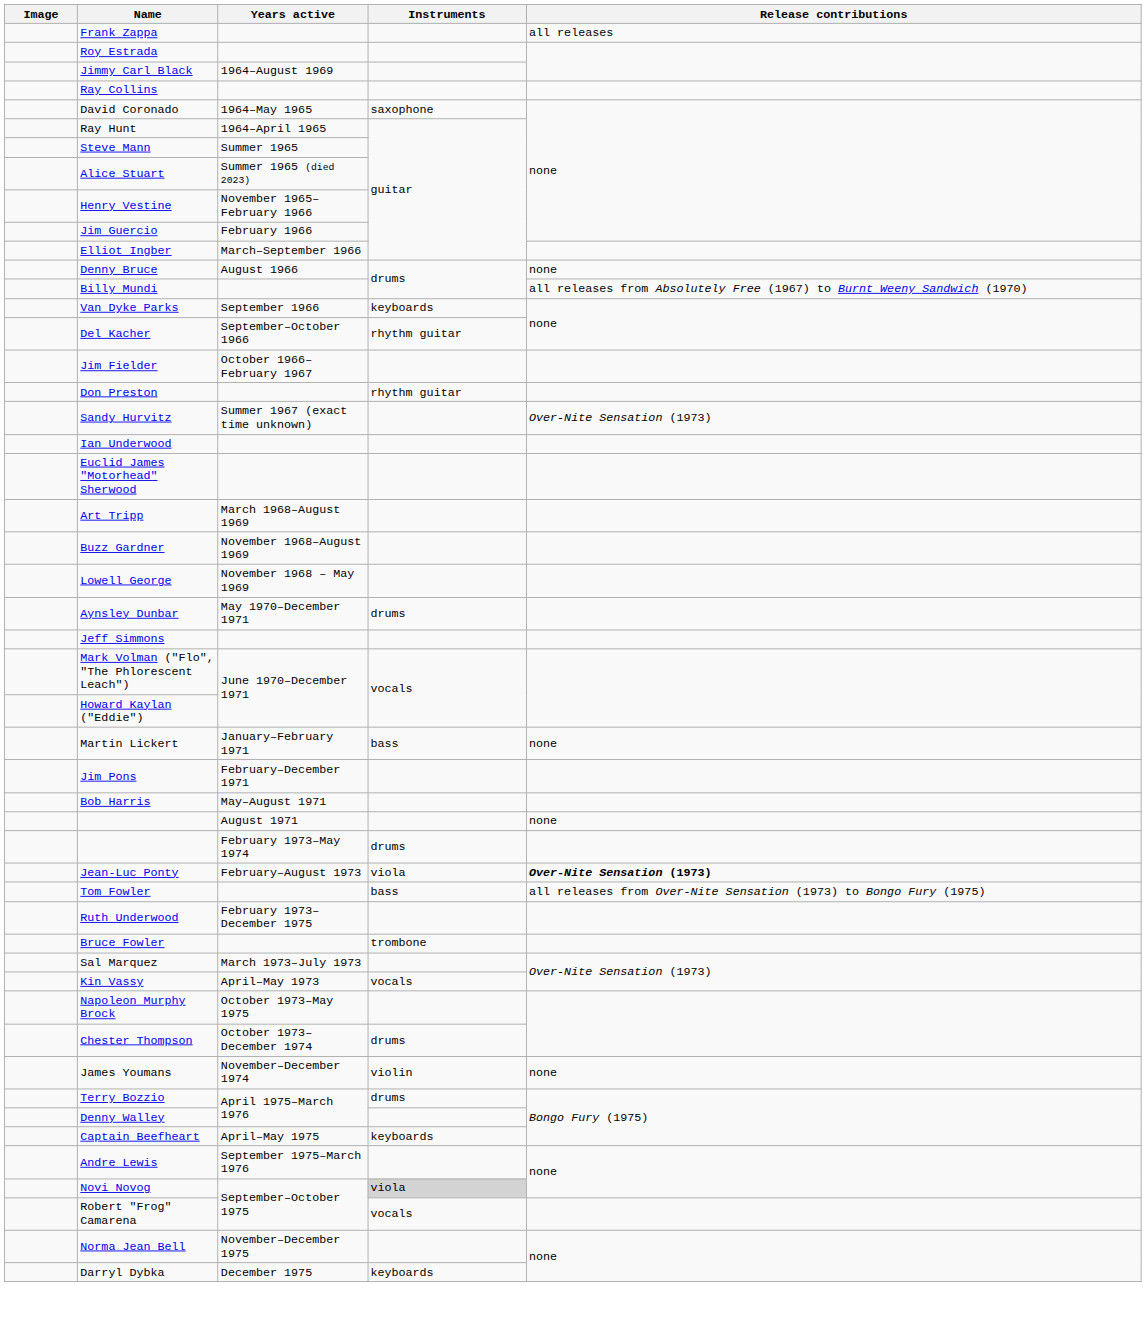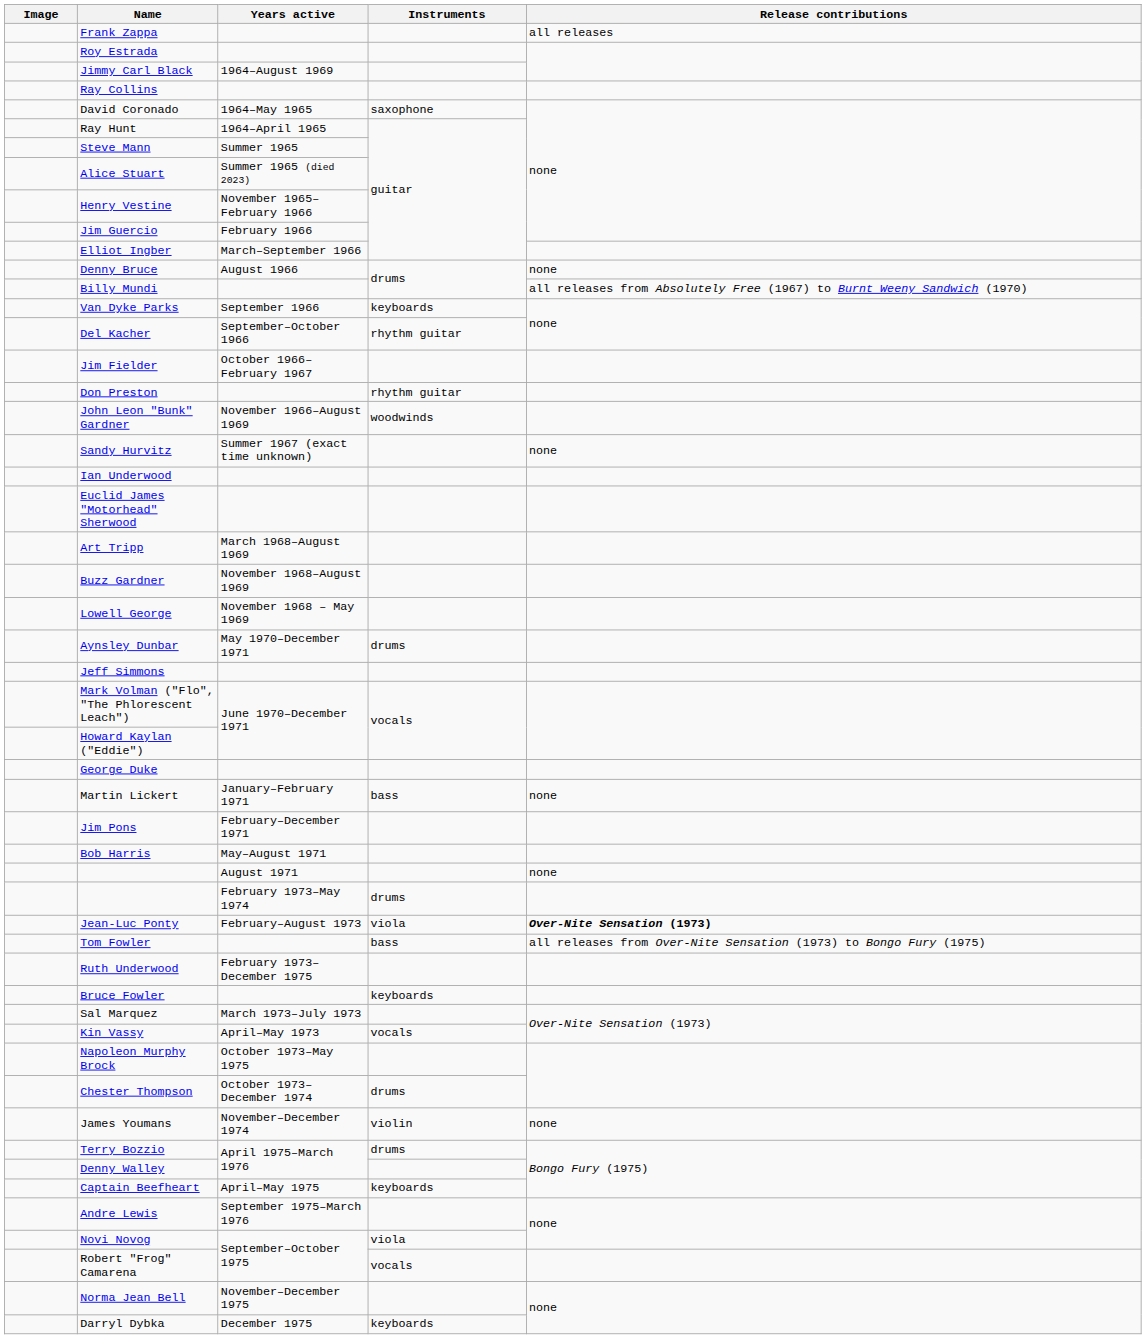+ row: (136, 418)
(620, 418) Over-Nite Sensation (1973) -> (543, 451) none
+ row: (119, 769)
(399, 943) trombone -> (402, 995) keyboards
(388, 1188) lightgrey background -> (388, 1240) no background
